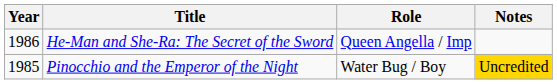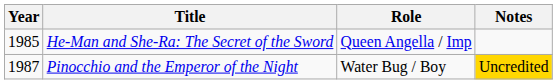(24, 41) 1986 -> (24, 41) 1985
(24, 66) 1985 -> (24, 66) 1987
